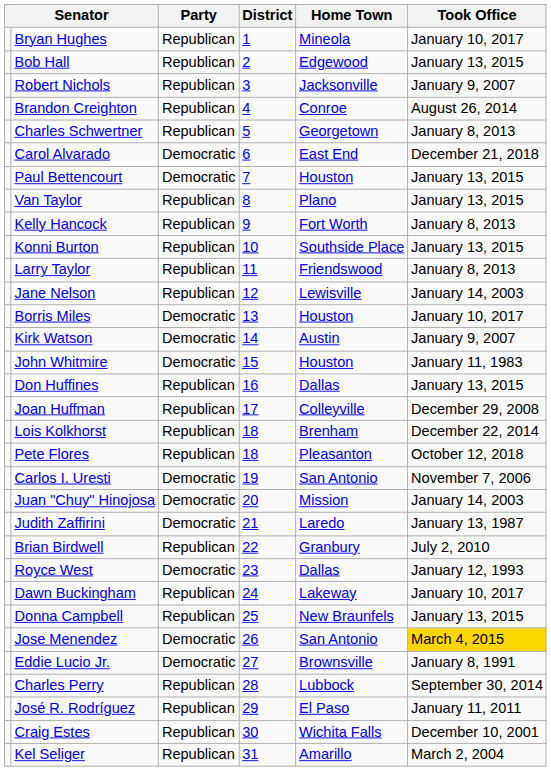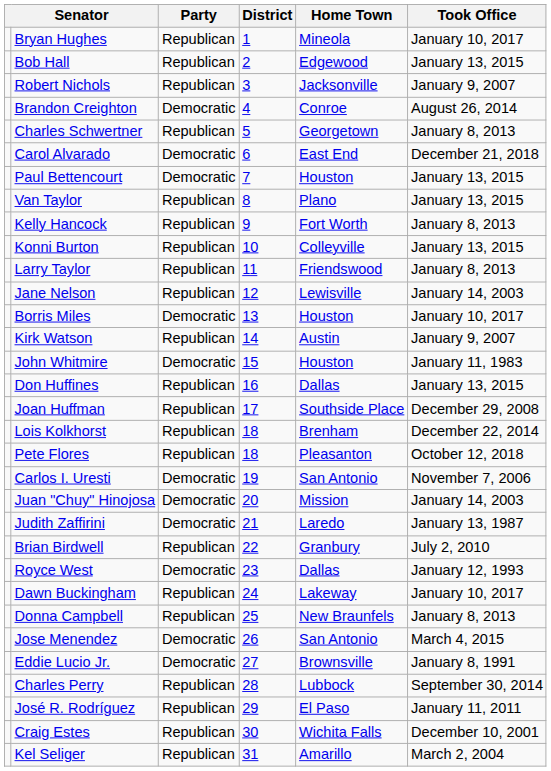(198, 108) Republican -> (199, 108) Democratic
(352, 246) Southside Place -> (332, 246) Colleyville
(199, 339) Democratic -> (198, 339) Republican
(332, 408) Colleyville -> (352, 408) Southside Place
(467, 616) January 13, 2015 -> (463, 616) January 8, 2013
(458, 639) gold background -> (458, 639) no background
